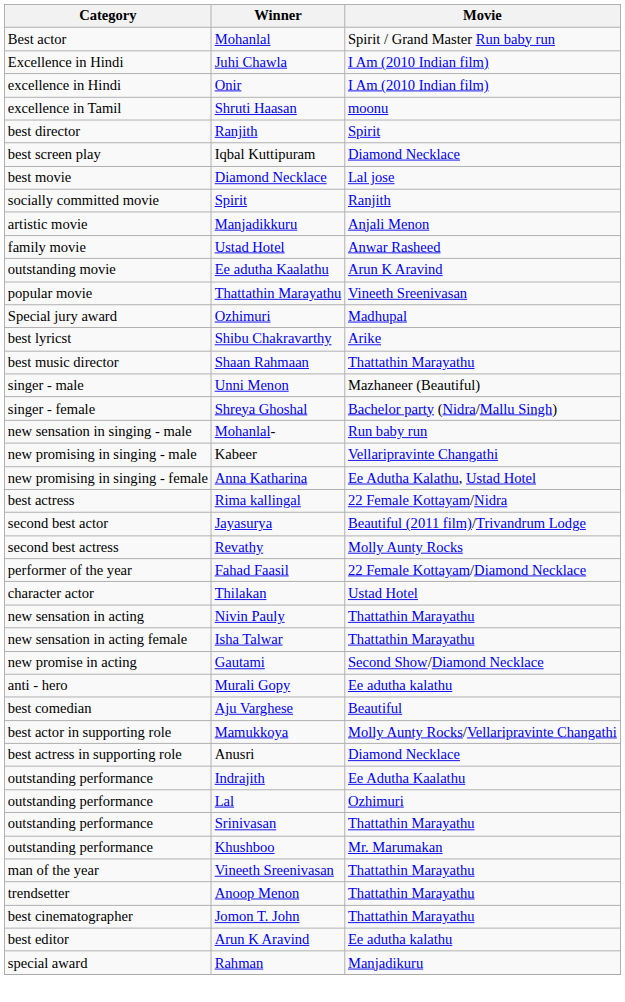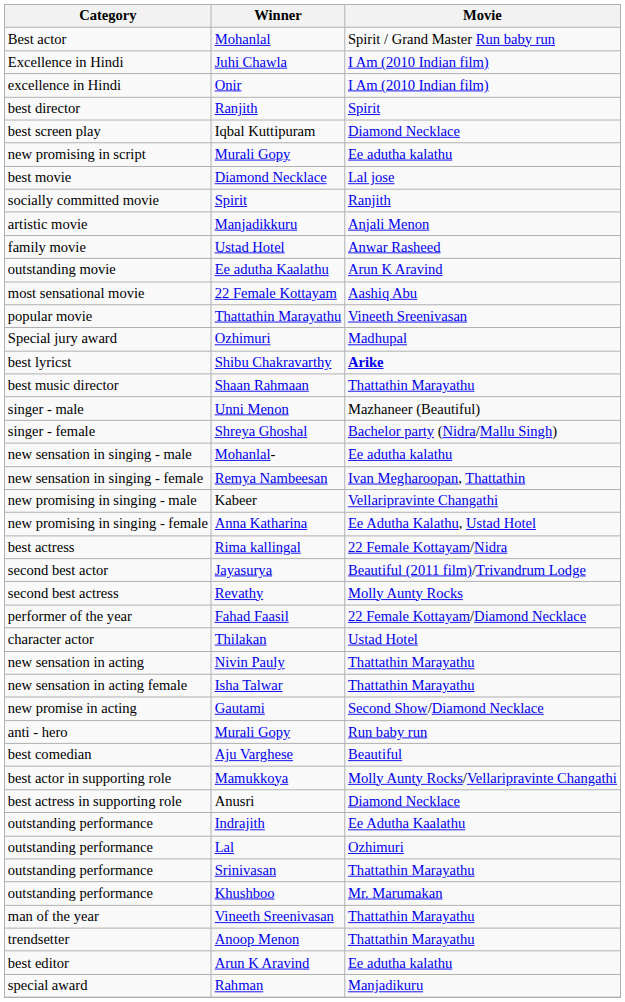- row: (65, 108)
+ row: (77, 154)
+ row: (76, 293)
(365, 339) normal -> (366, 362) bold
(388, 431) Run baby run -> (400, 454) Ee adutha kalathu
+ row: (105, 477)
(400, 685) Ee adutha kalathu -> (388, 731) Run baby run
- row: (70, 916)
